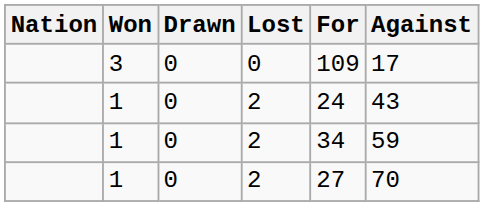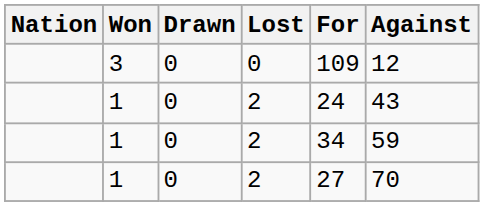(385, 64) 17 -> (385, 64) 12
